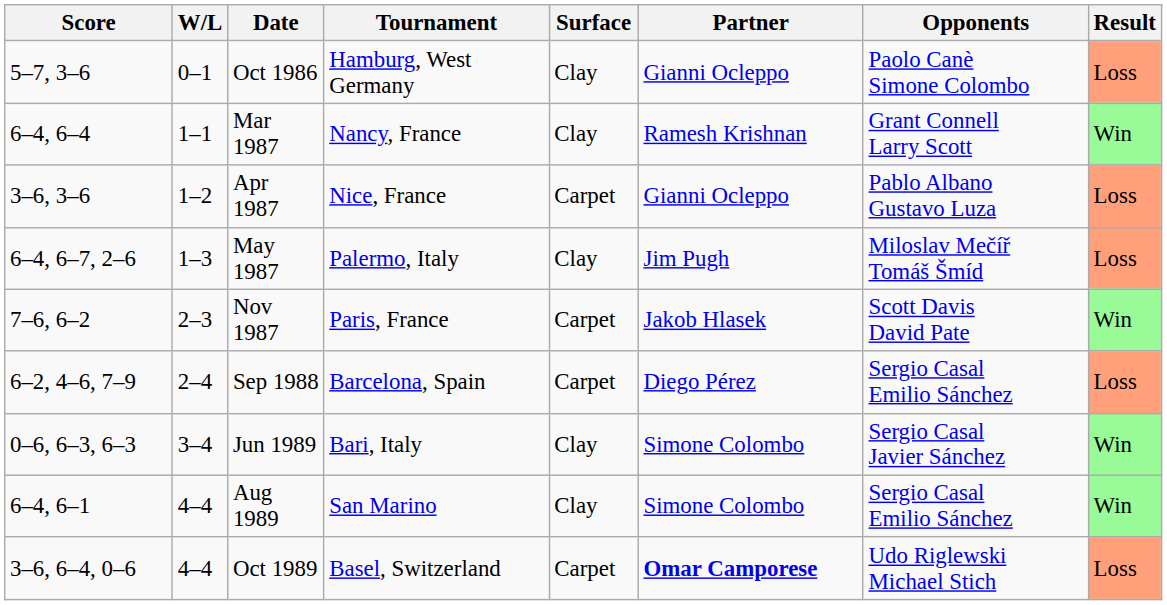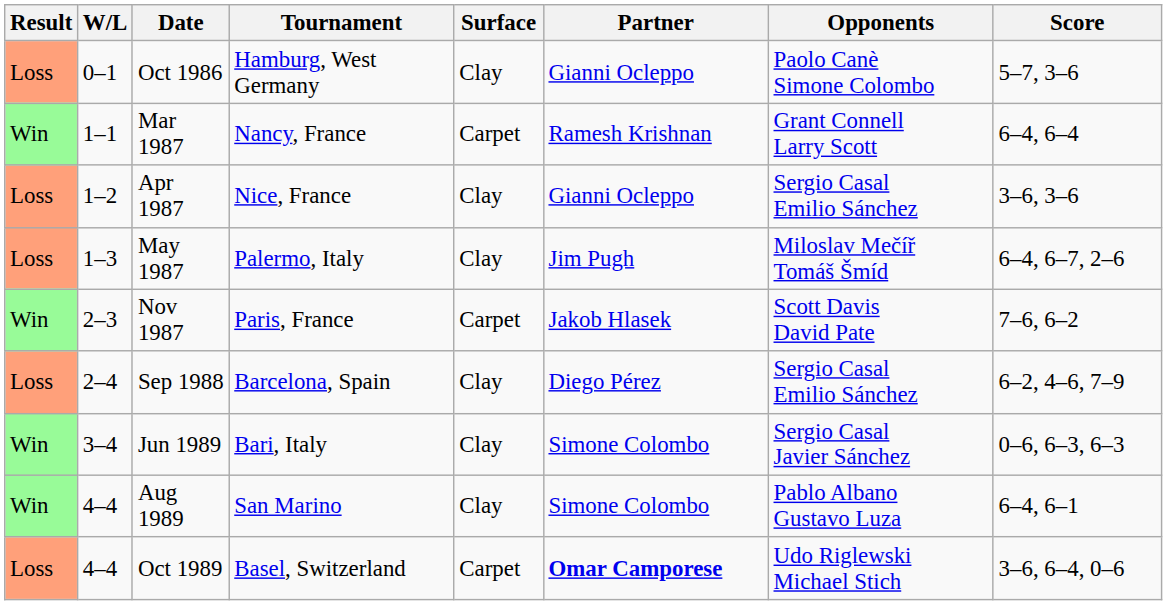columns swapped: (1125, 22) <-> (89, 22)
(576, 133) Clay -> (490, 133) Carpet
(585, 195) Carpet -> (481, 195) Clay
(932, 195) Pablo Albano Gustavo Luza -> (846, 195) Sergio Casal Emilio Sánchez
(585, 381) Carpet -> (481, 381) Clay
(941, 505) Sergio Casal Emilio Sánchez -> (837, 505) Pablo Albano Gustavo Luza
